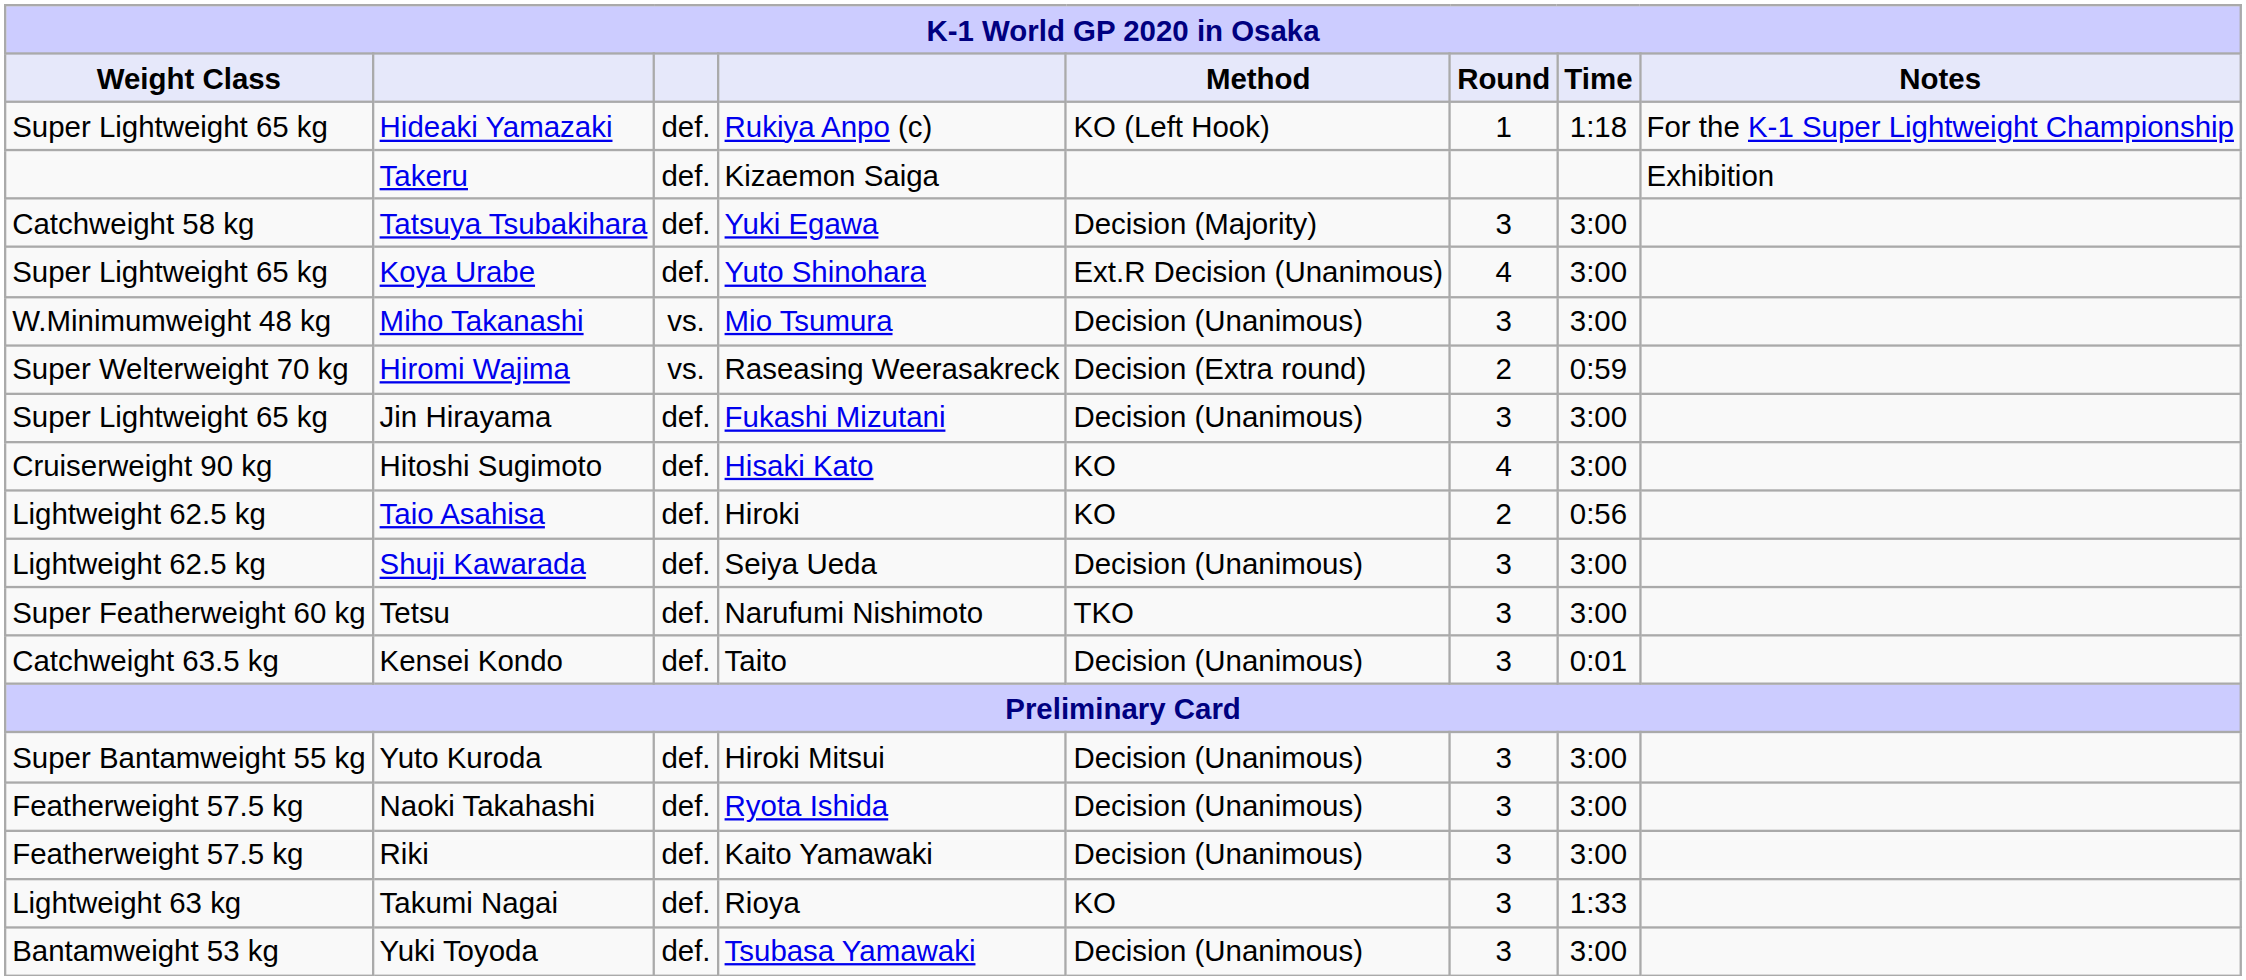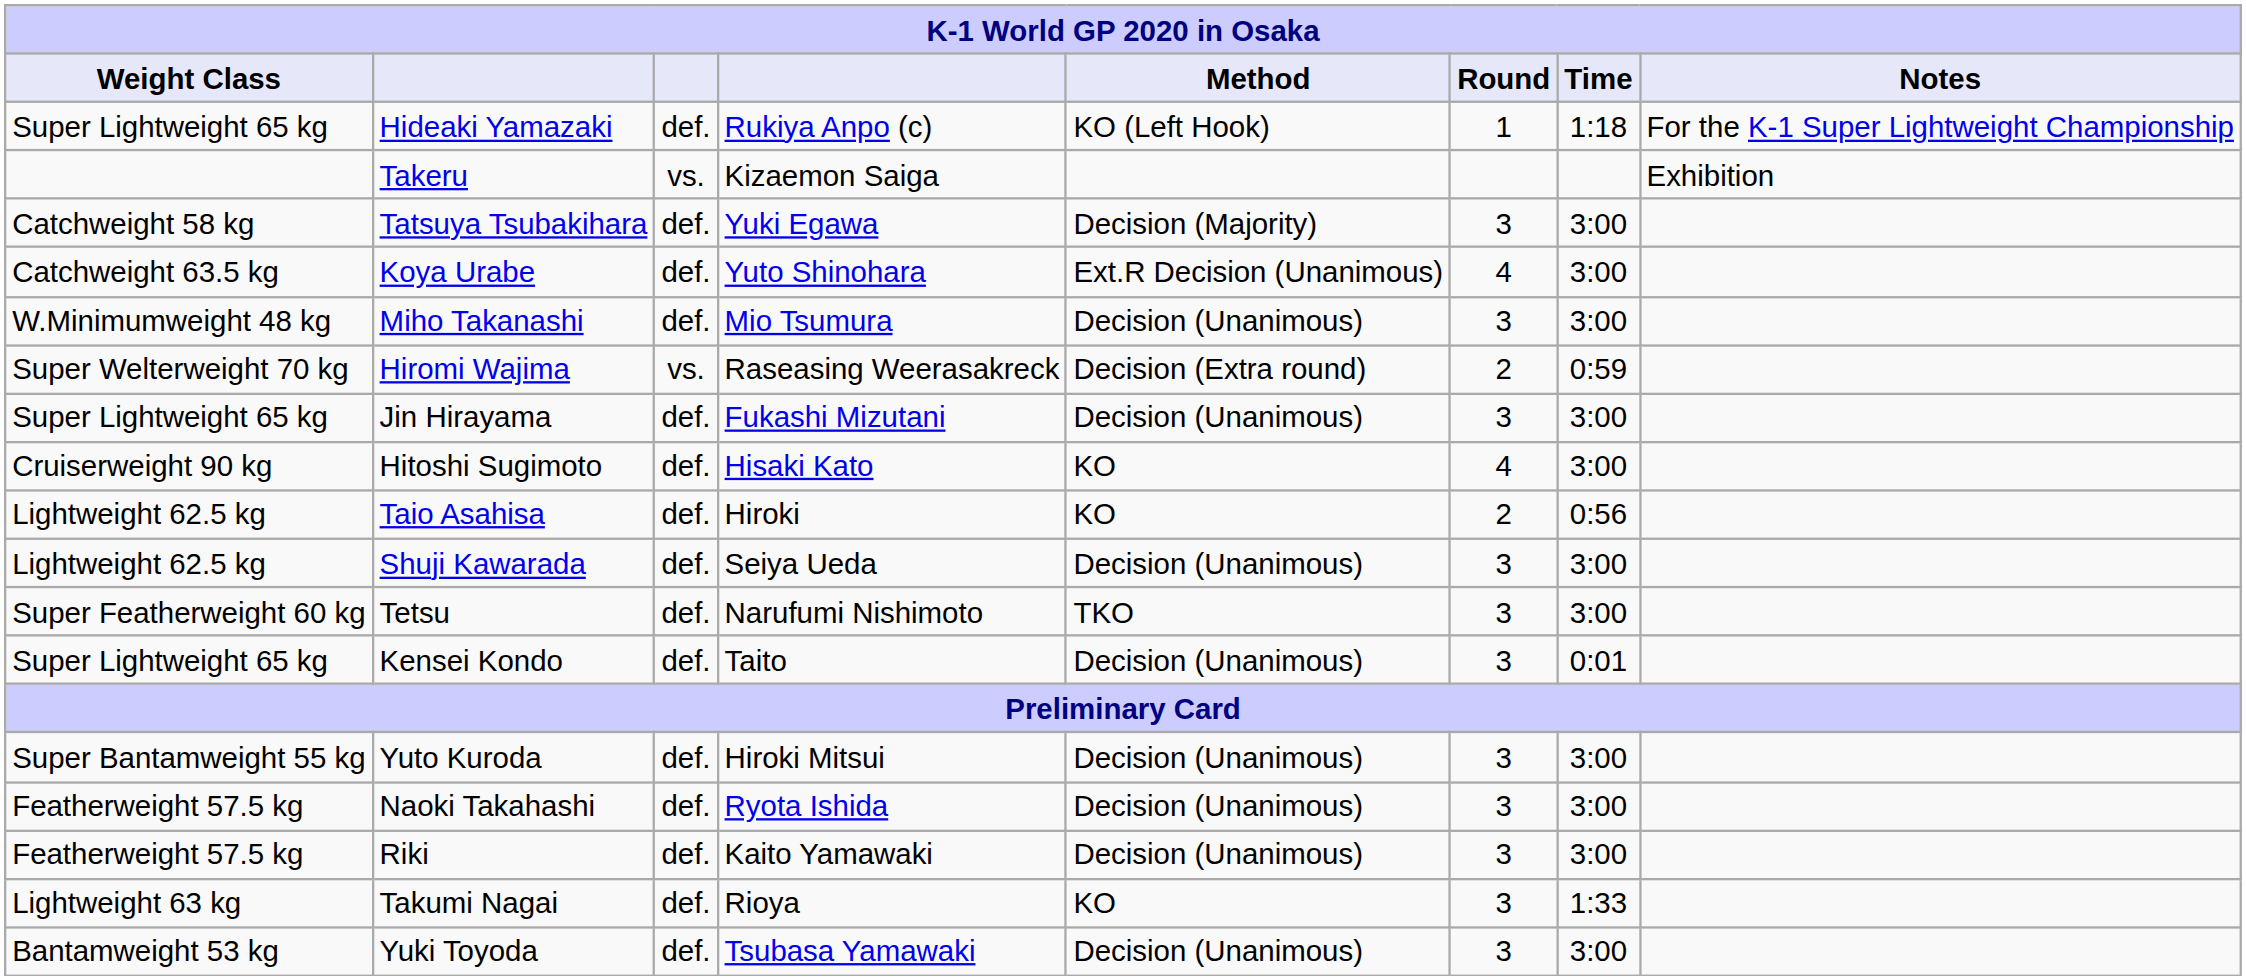(686, 175) def. -> (686, 175) vs.
(170, 272) Super Lightweight 65 kg -> (146, 272) Catchweight 63.5 kg
(686, 320) vs. -> (686, 320) def.
(146, 660) Catchweight 63.5 kg -> (170, 660) Super Lightweight 65 kg
